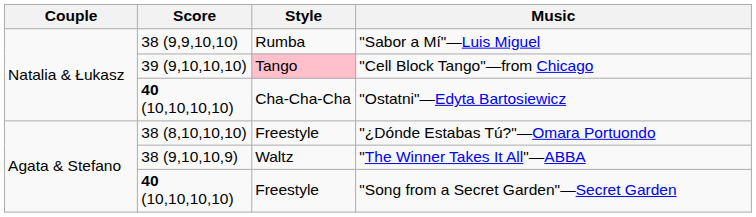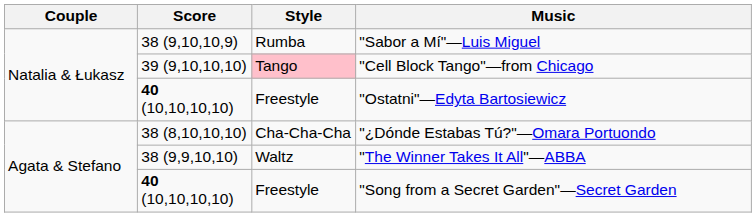(190, 41) 38 (9,9,10,10) -> (190, 41) 38 (9,10,10,9)
(303, 99) Cha-Cha-Cha -> (287, 99) Freestyle
(287, 132) Freestyle -> (303, 132) Cha-Cha-Cha
(190, 157) 38 (9,10,10,9) -> (190, 157) 38 (9,9,10,10)
